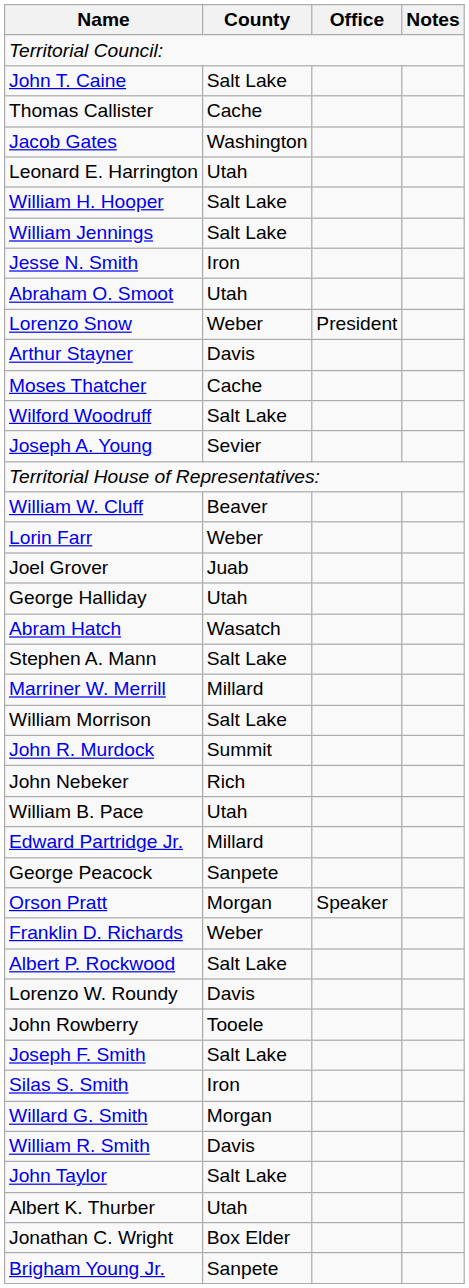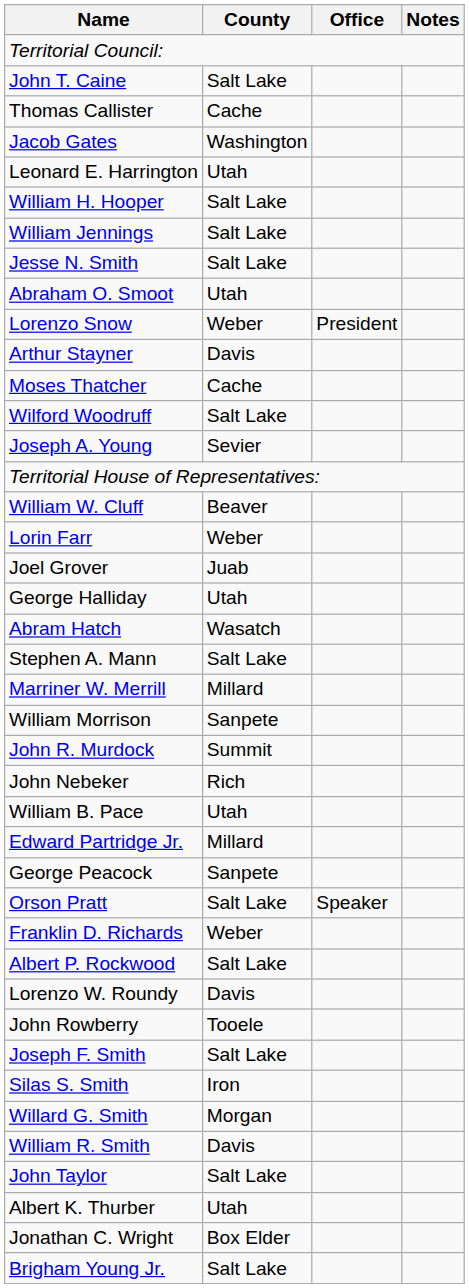(223, 263) Iron -> (247, 263) Salt Lake
(247, 720) Salt Lake -> (243, 720) Sanpete
(239, 902) Morgan -> (247, 902) Salt Lake
(243, 1268) Sanpete -> (247, 1268) Salt Lake
